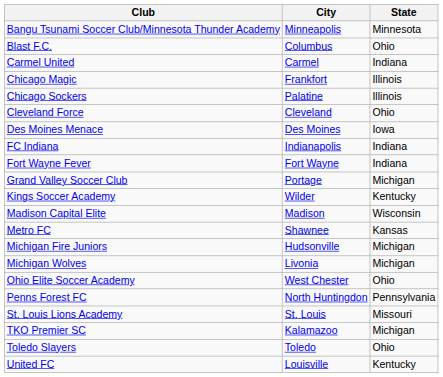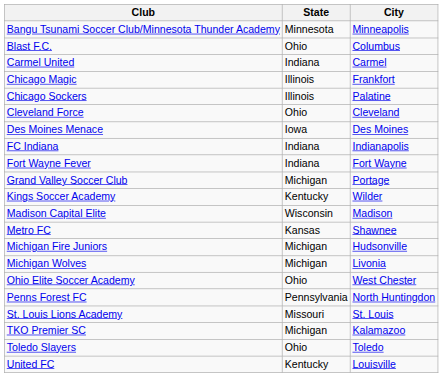columns swapped: (326, 12) <-> (404, 12)
